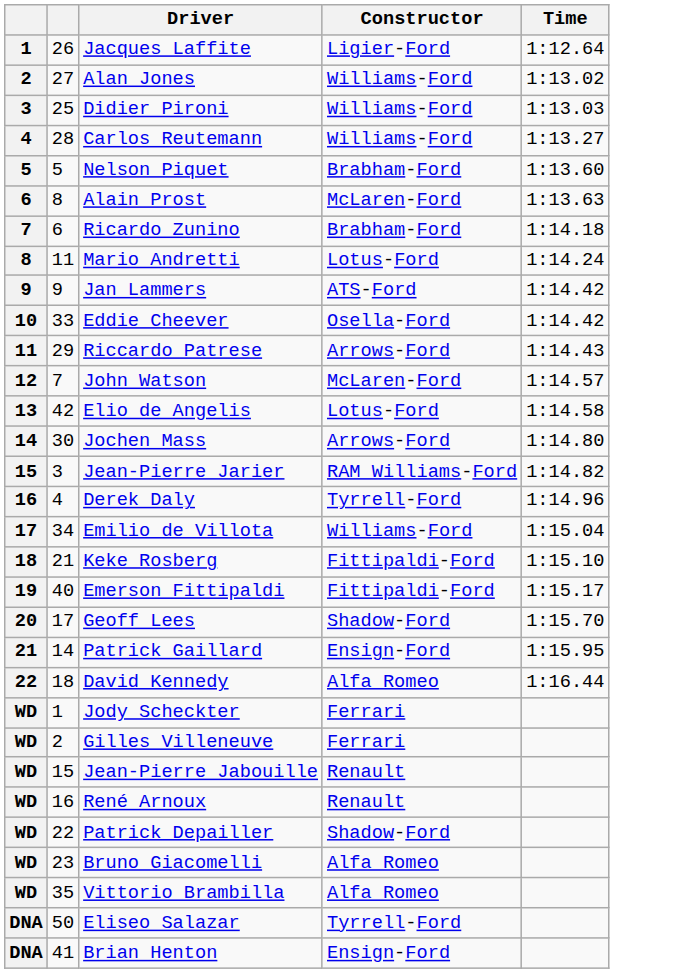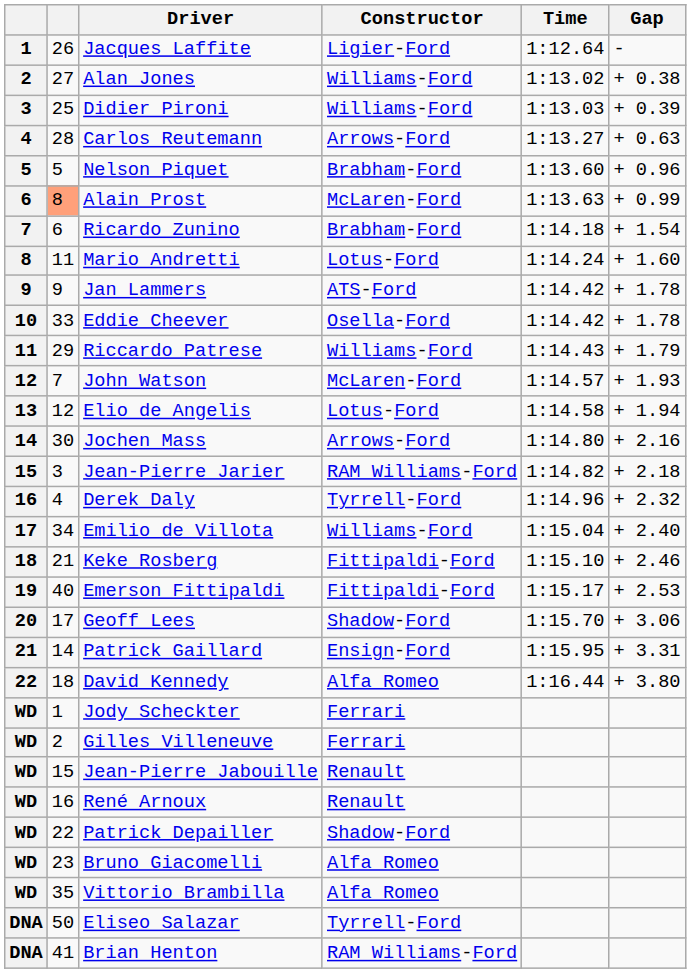+ column: (647, 20)
(400, 141) Williams-Ford -> (389, 141) Arrows-Ford
(57, 201) no background -> (57, 201) lightsalmon background
(389, 351) Arrows-Ford -> (400, 351) Williams-Ford
(63, 412) 42 -> (63, 412) 12
(389, 953) Ensign-Ford -> (422, 953) RAM Williams-Ford
